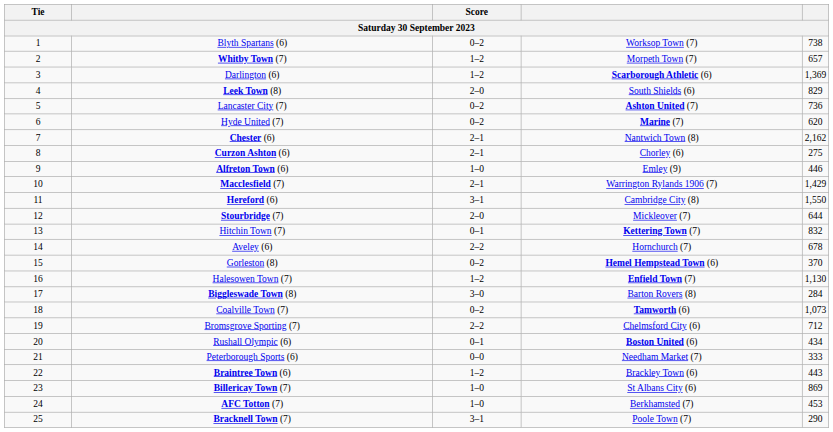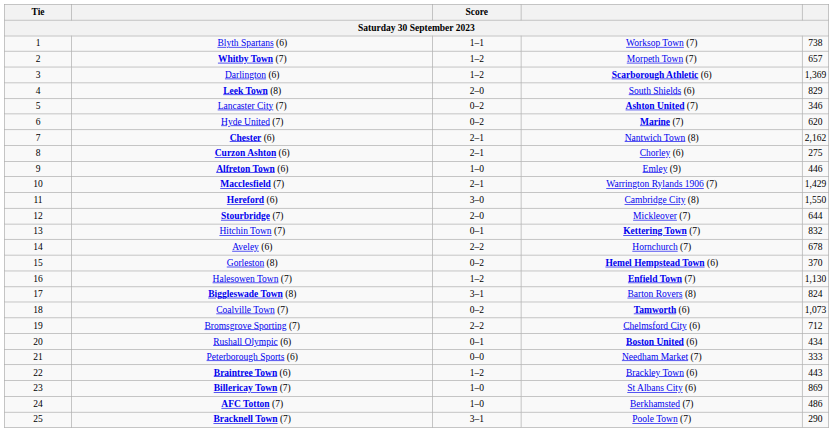(477, 44) 0–2 -> (477, 44) 1–1
(815, 106) 736 -> (815, 106) 346
(477, 200) 3–1 -> (477, 200) 3–0
(477, 294) 3–0 -> (477, 294) 3–1
(815, 294) 284 -> (815, 294) 824
(815, 404) 453 -> (815, 404) 486
